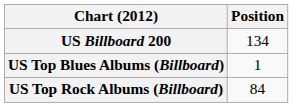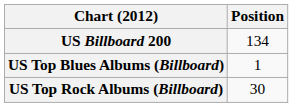(258, 89) 84 -> (258, 89) 30
